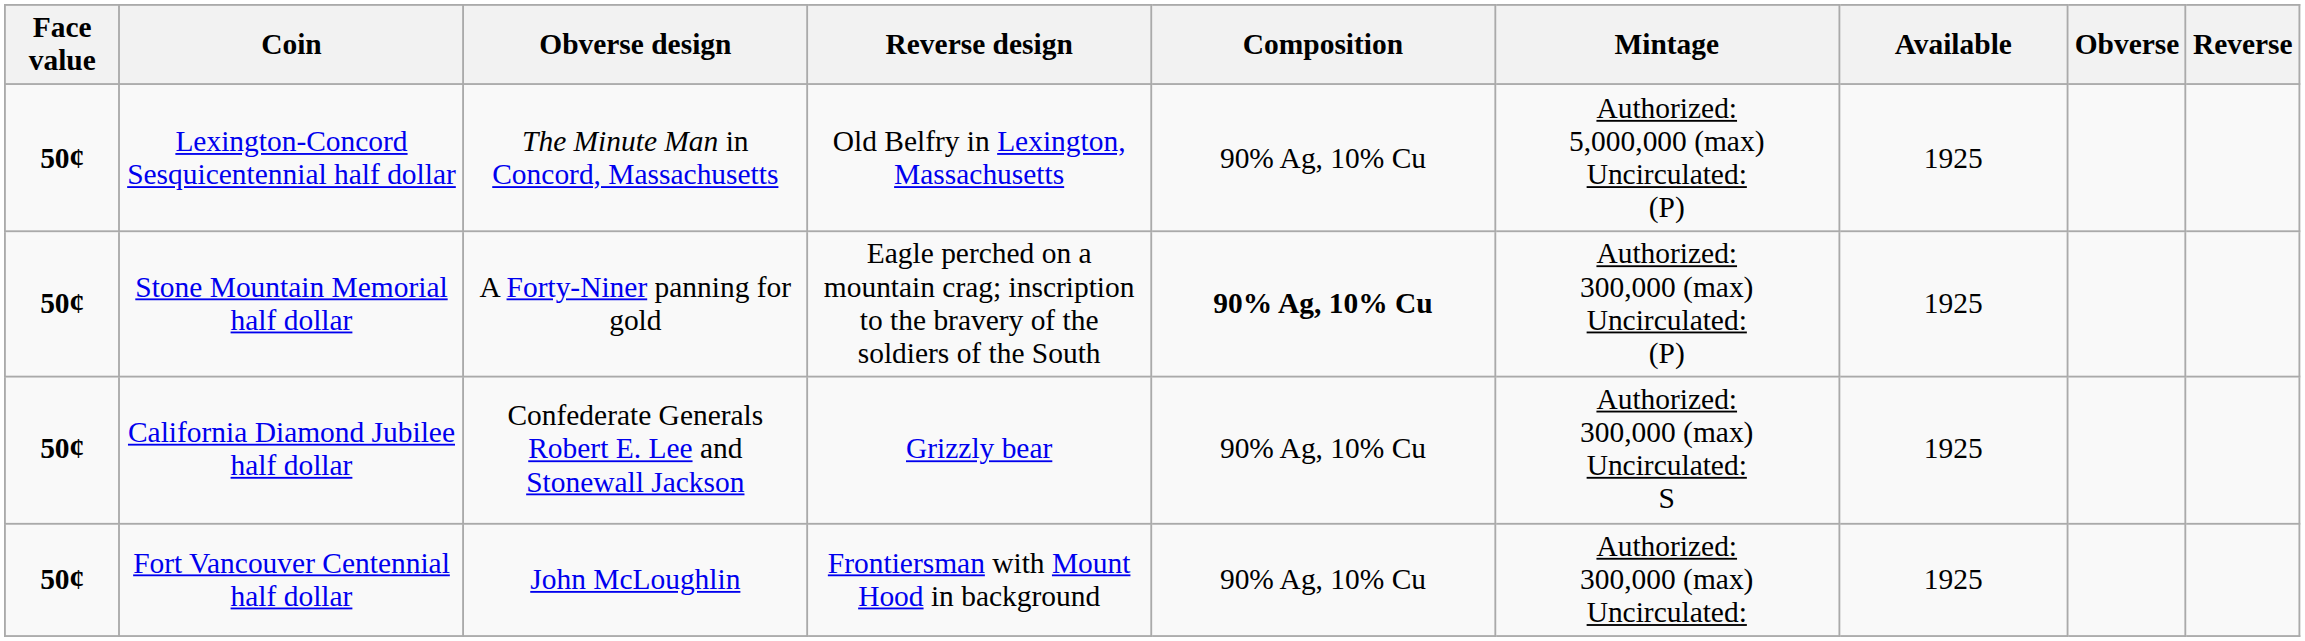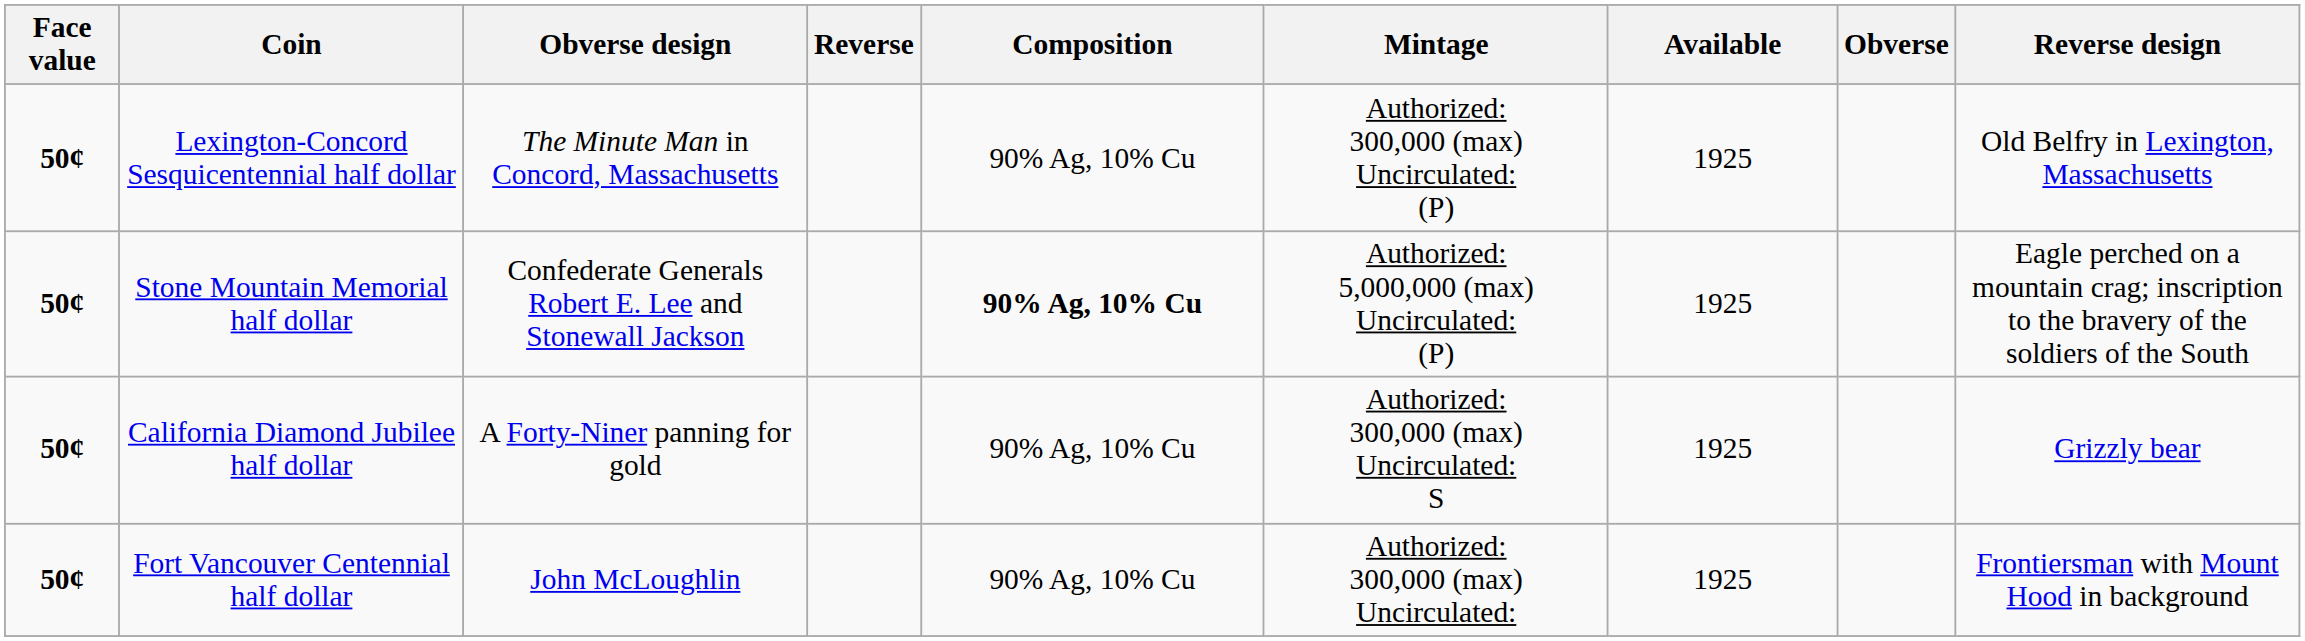columns swapped: (979, 44) <-> (2243, 44)
(1667, 157) Authorized: 5,000,000 (max) Uncirculated: (P) -> (1436, 157) Authorized: 300,000 (max) Uncirculated: (P)
(635, 303) A Forty-Niner panning for gold -> (635, 303) Confederate Generals Robert E. Lee and Stonewall Jackson
(1667, 303) Authorized: 300,000 (max) Uncirculated: (P) -> (1436, 303) Authorized: 5,000,000 (max) Uncirculated: (P)
(635, 449) Confederate Generals Robert E. Lee and Stonewall Jackson -> (635, 449) A Forty-Niner panning for gold
